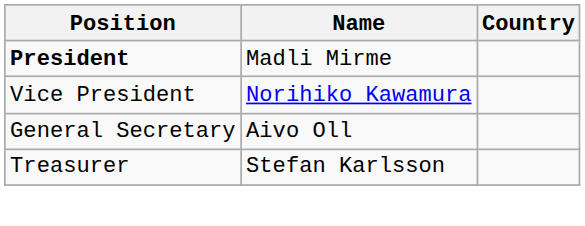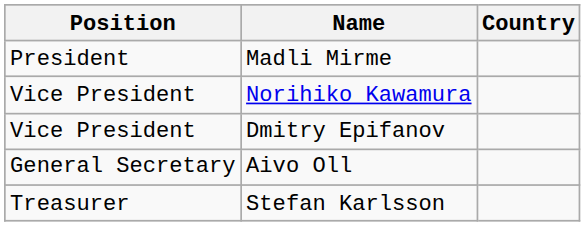(70, 59) bold -> (70, 59) normal
+ row: (346, 131)
